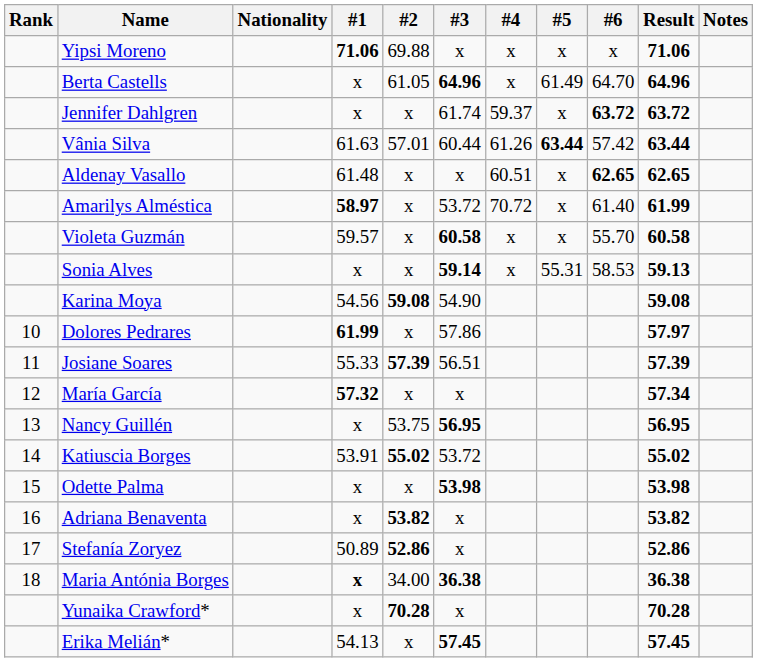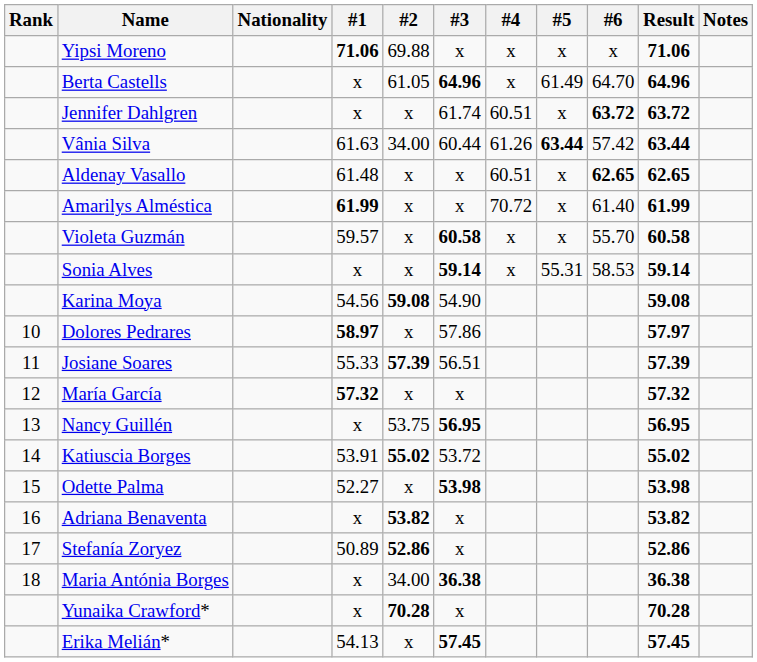(511, 113) 59.37 -> (511, 113) 60.51
(409, 144) 57.01 -> (409, 144) 34.00
(357, 206) 58.97 -> (357, 206) 61.99
(460, 206) 53.72 -> (460, 206) x
(669, 268) 59.13 -> (669, 268) 59.14
(357, 331) 61.99 -> (357, 331) 58.97
(669, 393) 57.34 -> (669, 393) 57.32
(357, 486) x -> (357, 486) 52.27
(357, 579) bold -> (357, 579) normal
